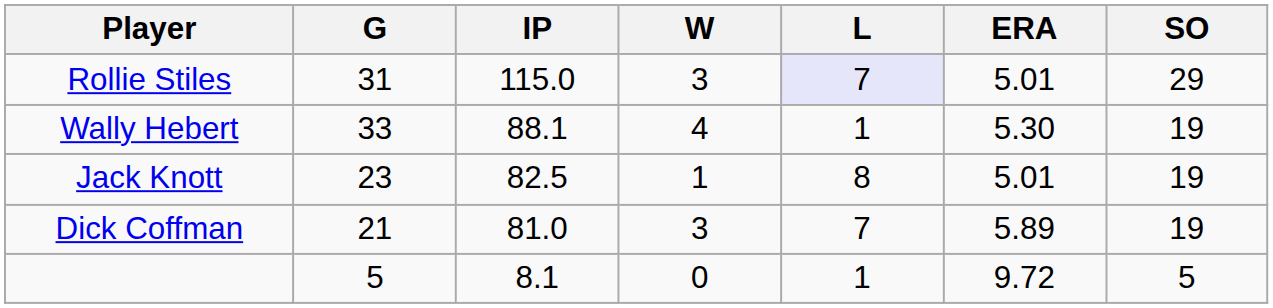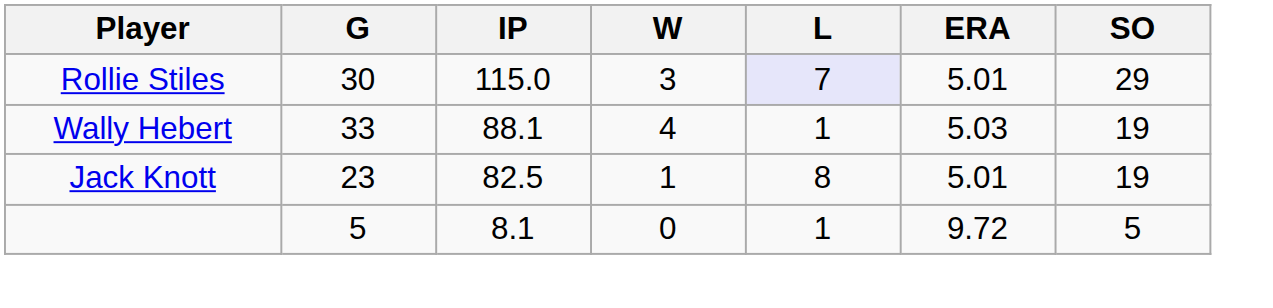(375, 79) 31 -> (358, 79) 30
(1024, 128) 5.30 -> (977, 128) 5.03
- row: (149, 228)
